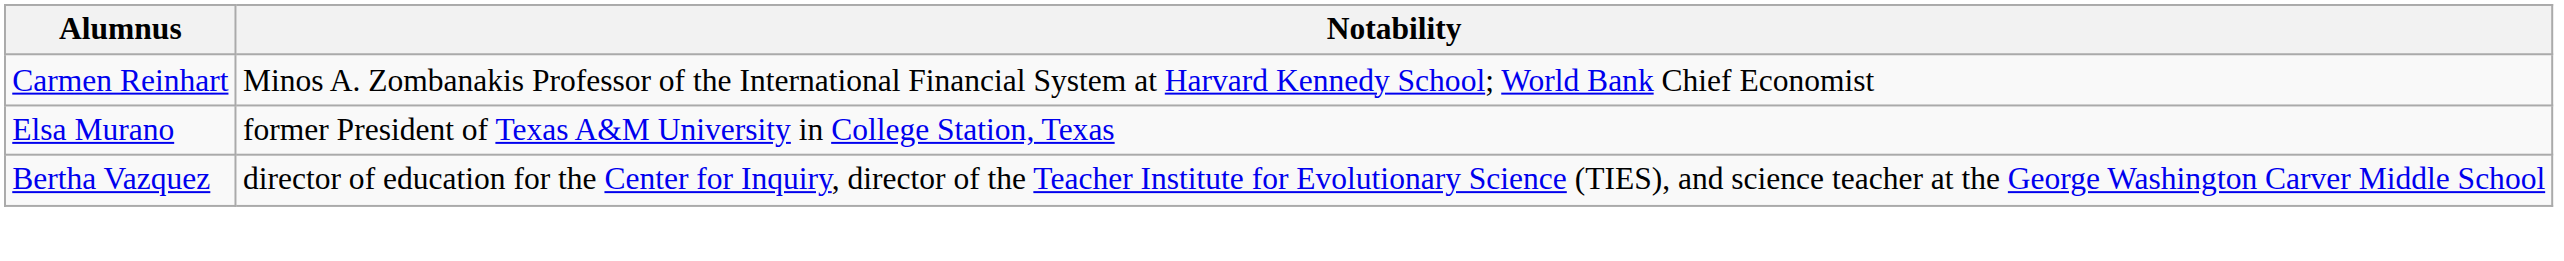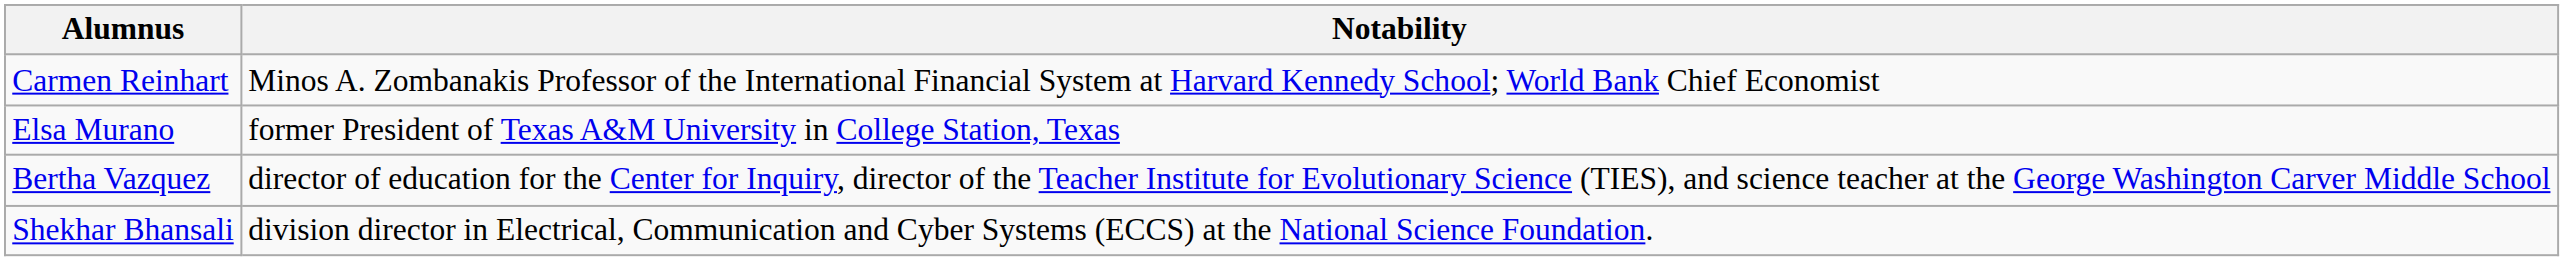+ row: (123, 229)
